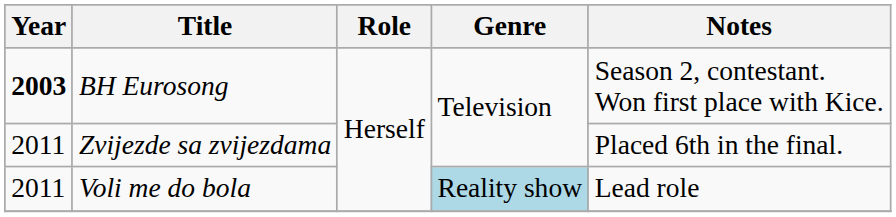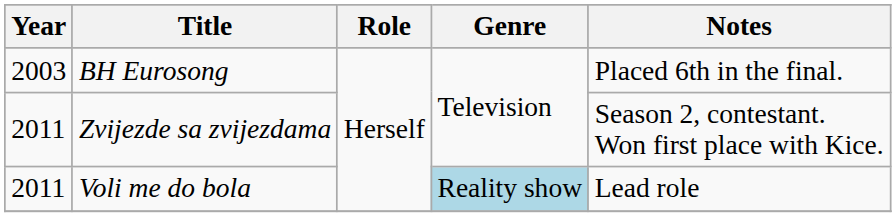(39, 85) bold -> (39, 69) normal
(739, 85) Season 2, contestant. Won first place with Kice. -> (719, 69) Placed 6th in the final.
(719, 144) Placed 6th in the final. -> (739, 129) Season 2, contestant. Won first place with Kice.
